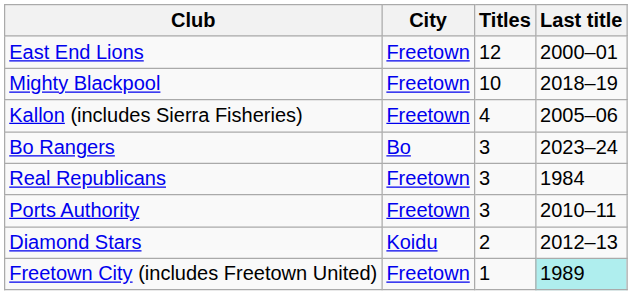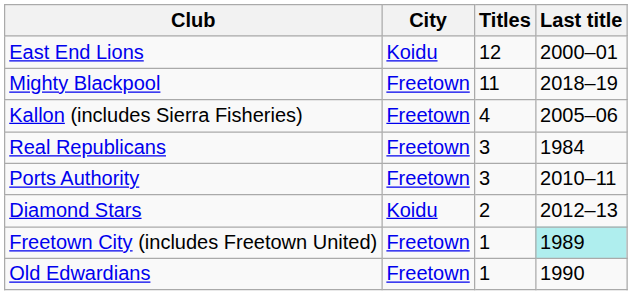(428, 52) Freetown -> (412, 52) Koidu
(490, 83) 10 -> (489, 83) 11
- row: (62, 147)
+ row: (80, 274)
